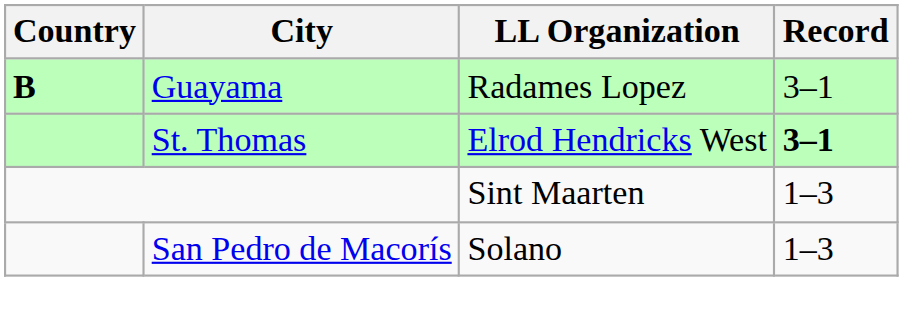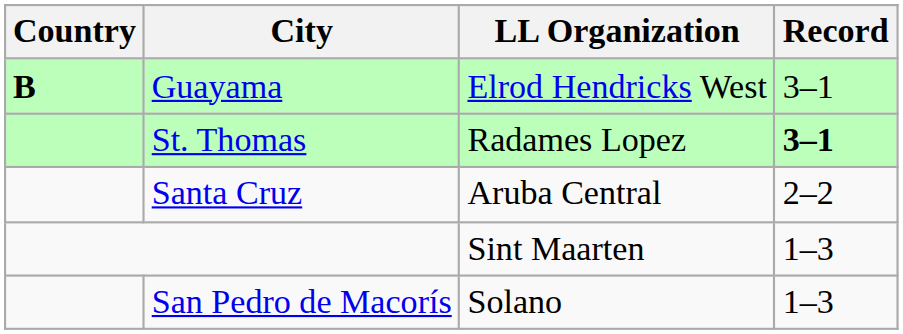(577, 85) Radames Lopez -> (617, 85) Elrod Hendricks West
(617, 139) Elrod Hendricks West -> (577, 139) Radames Lopez
+ row: (227, 193)
